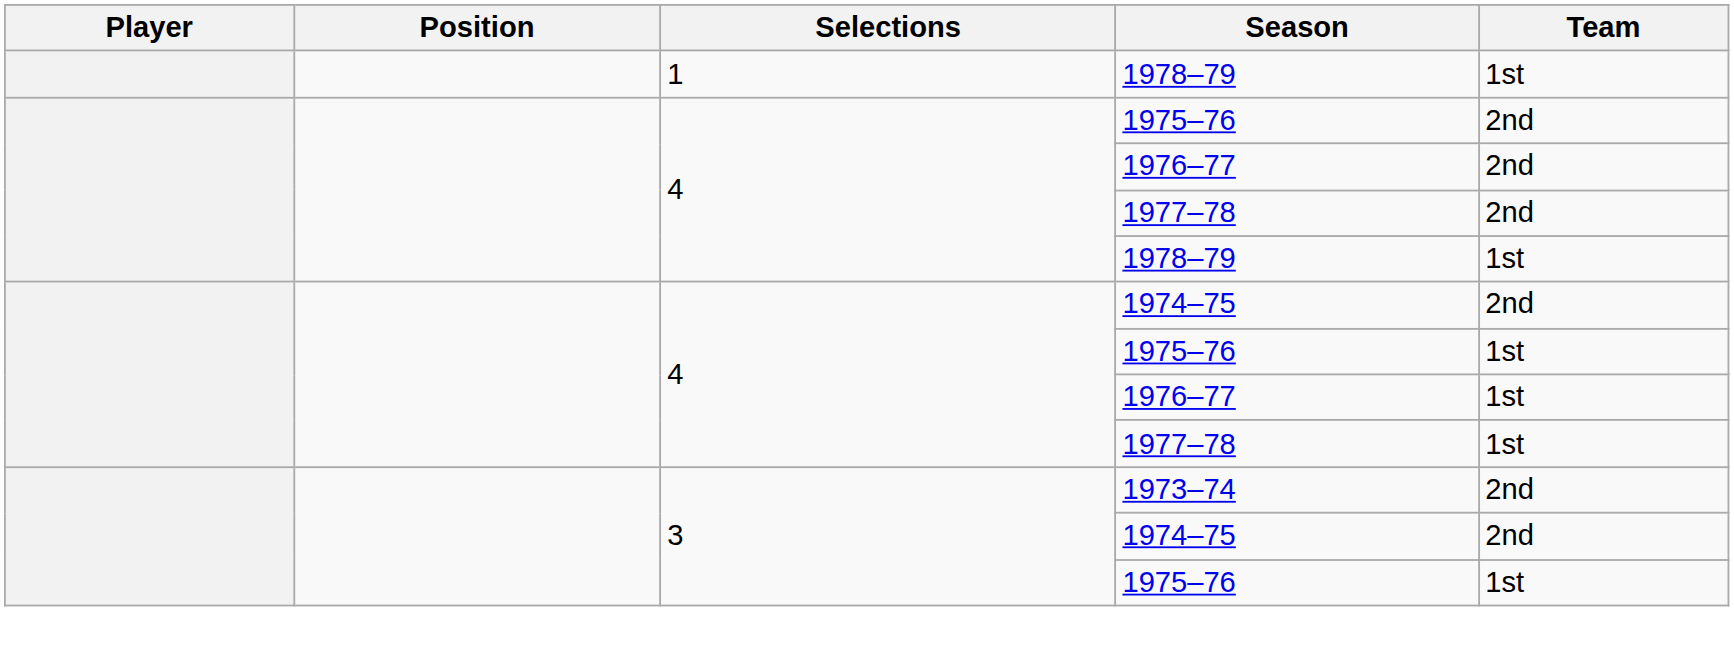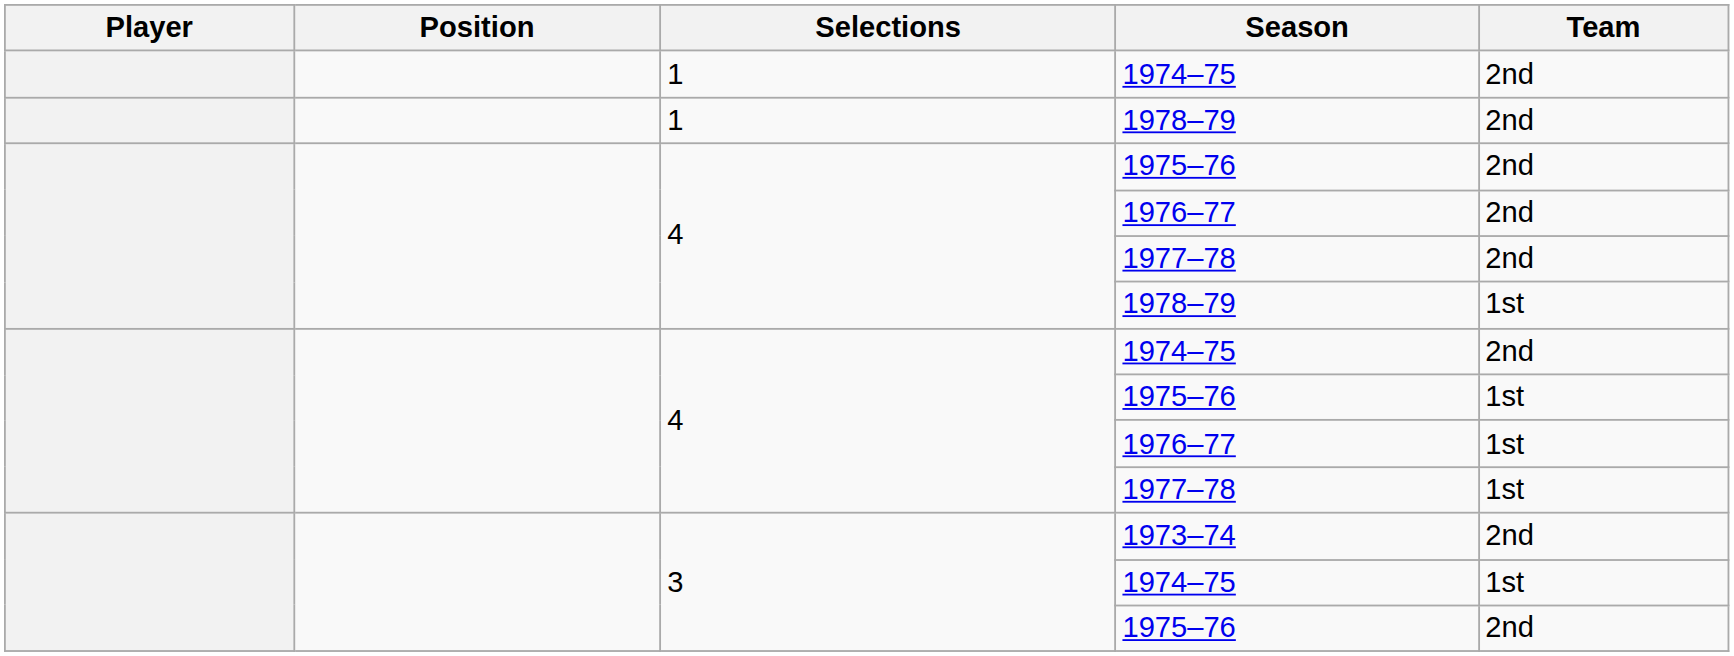+ row: (675, 73)
(1505, 73) 1st -> (1510, 119) 2nd
(1510, 535) 2nd -> (1505, 581) 1st
(1505, 581) 1st -> (1510, 627) 2nd
